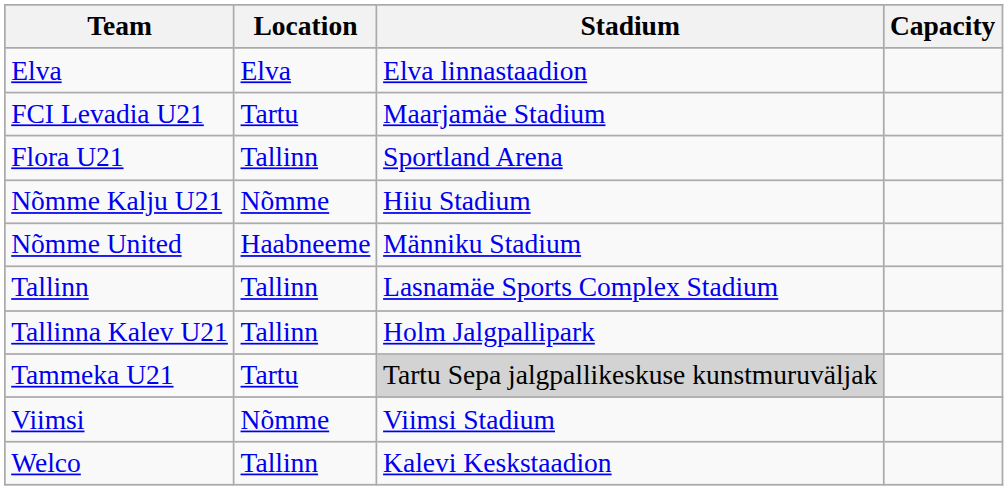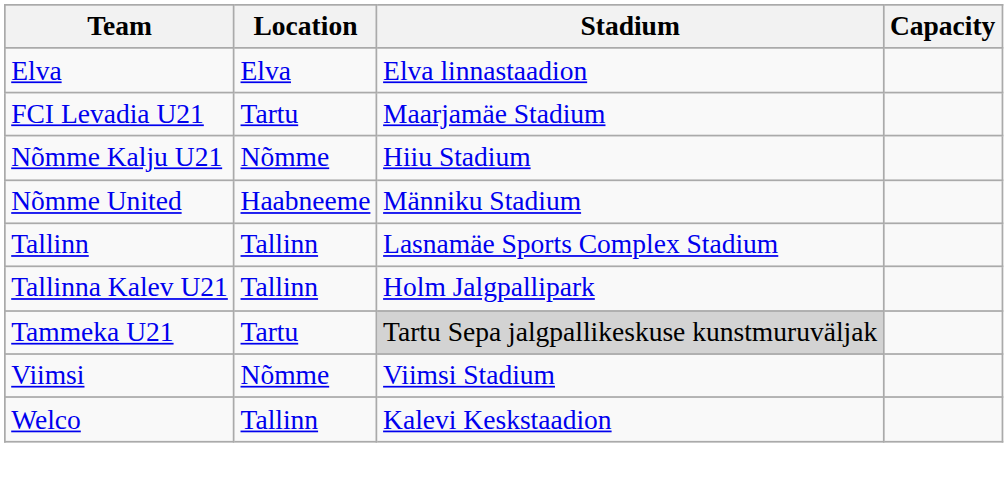- row: (67, 157)
